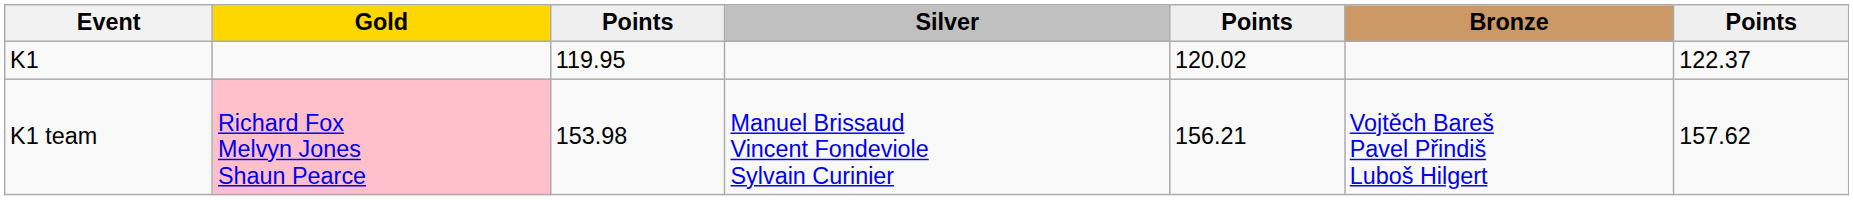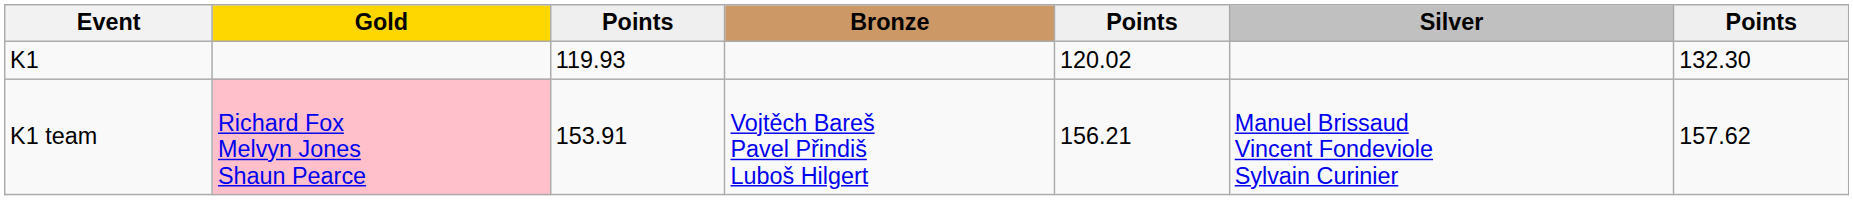columns swapped: (947, 23) <-> (1509, 23)
(591, 60) 119.95 -> (591, 60) 119.93
(1715, 60) 122.37 -> (1715, 60) 132.30
(591, 136) 153.98 -> (591, 136) 153.91
